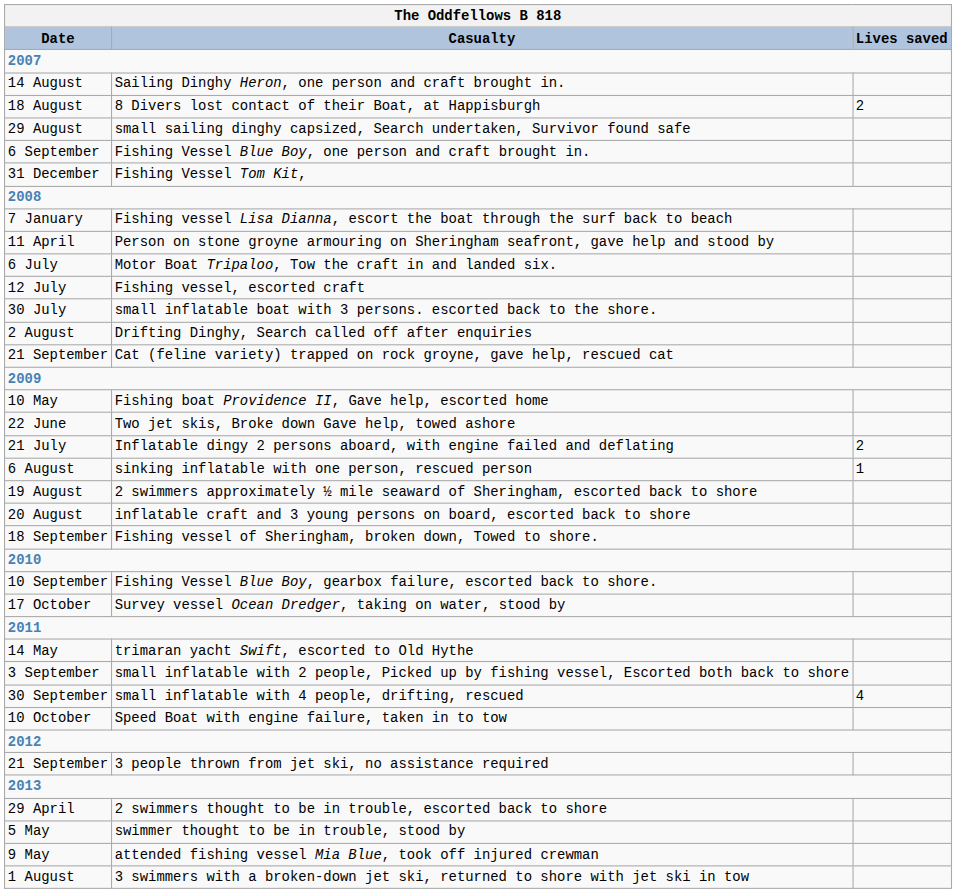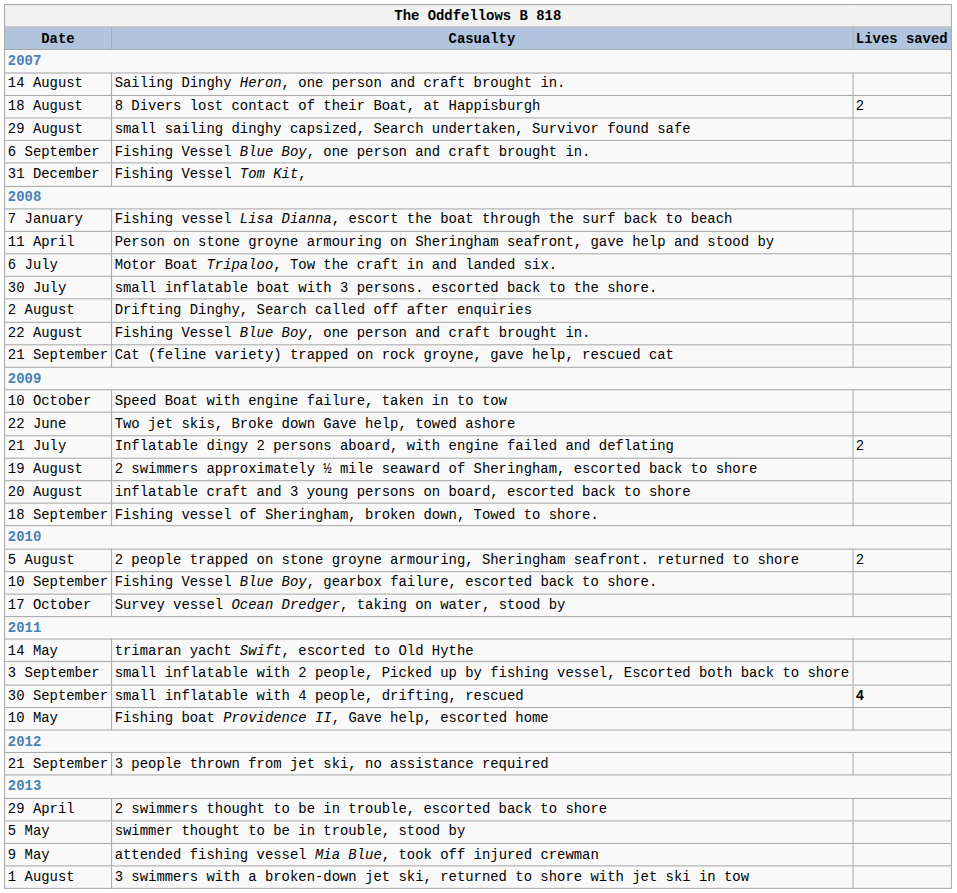- row: (37, 288)
+ row: (45, 333)
rows swapped: (33, 401) <-> (50, 719)
- row: (41, 469)
+ row: (41, 560)
(860, 696) normal -> (860, 696) bold
